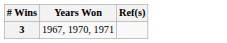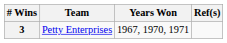+ column: (77, 13)
